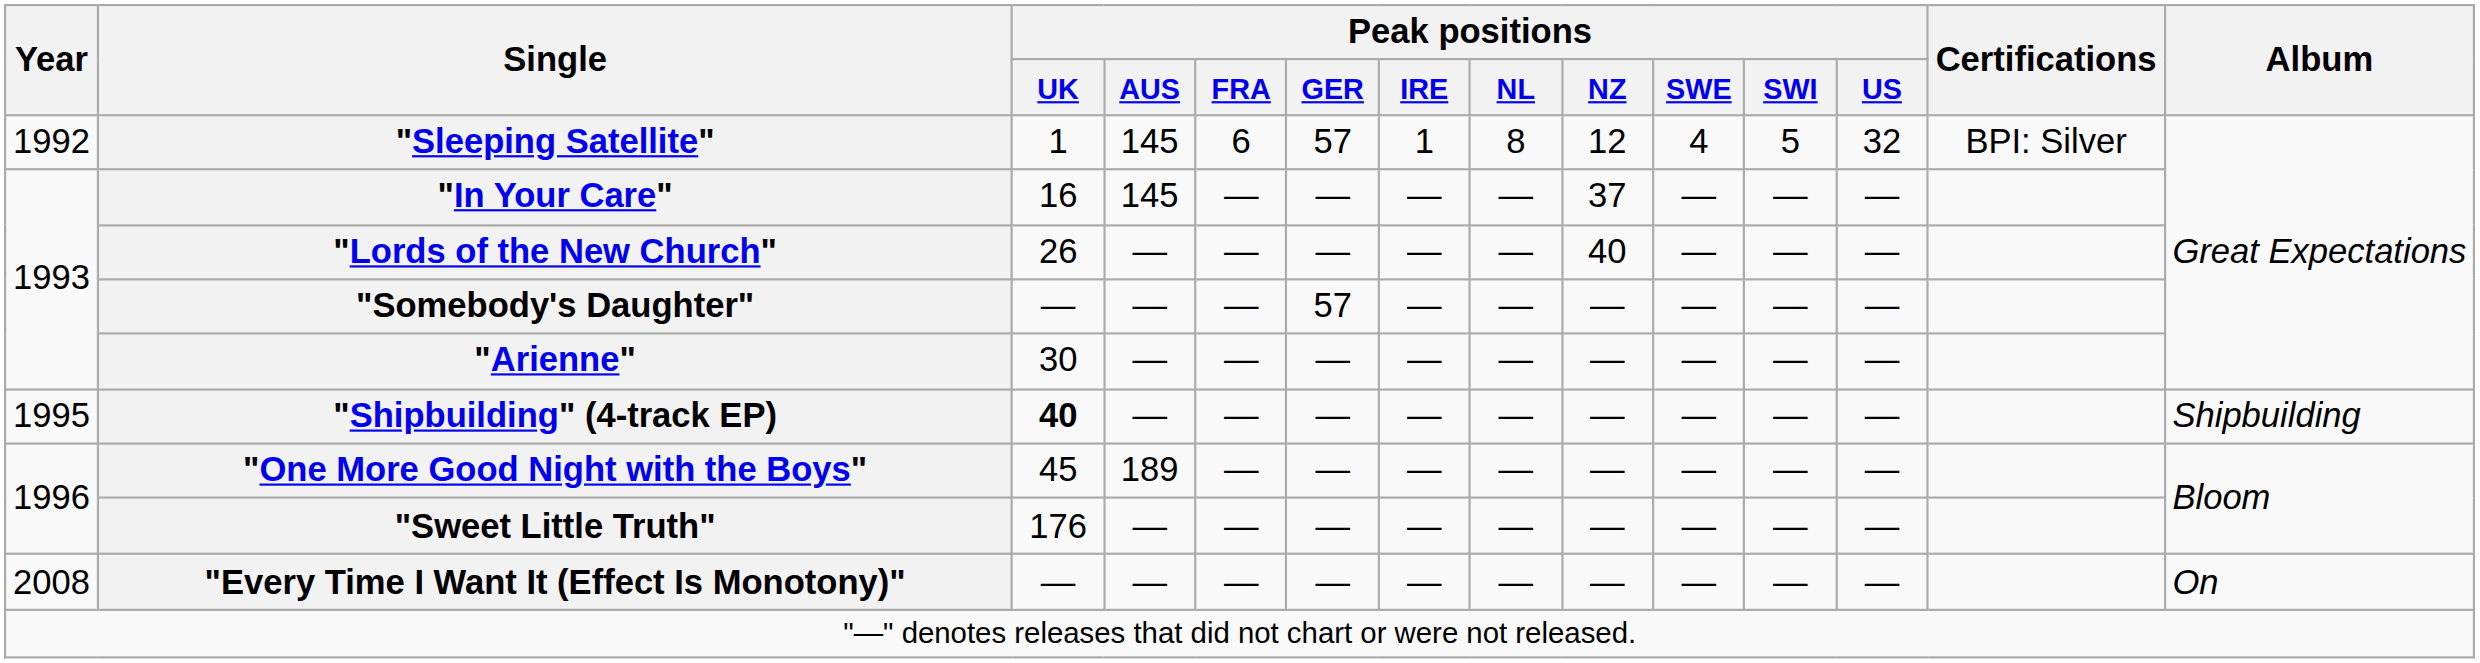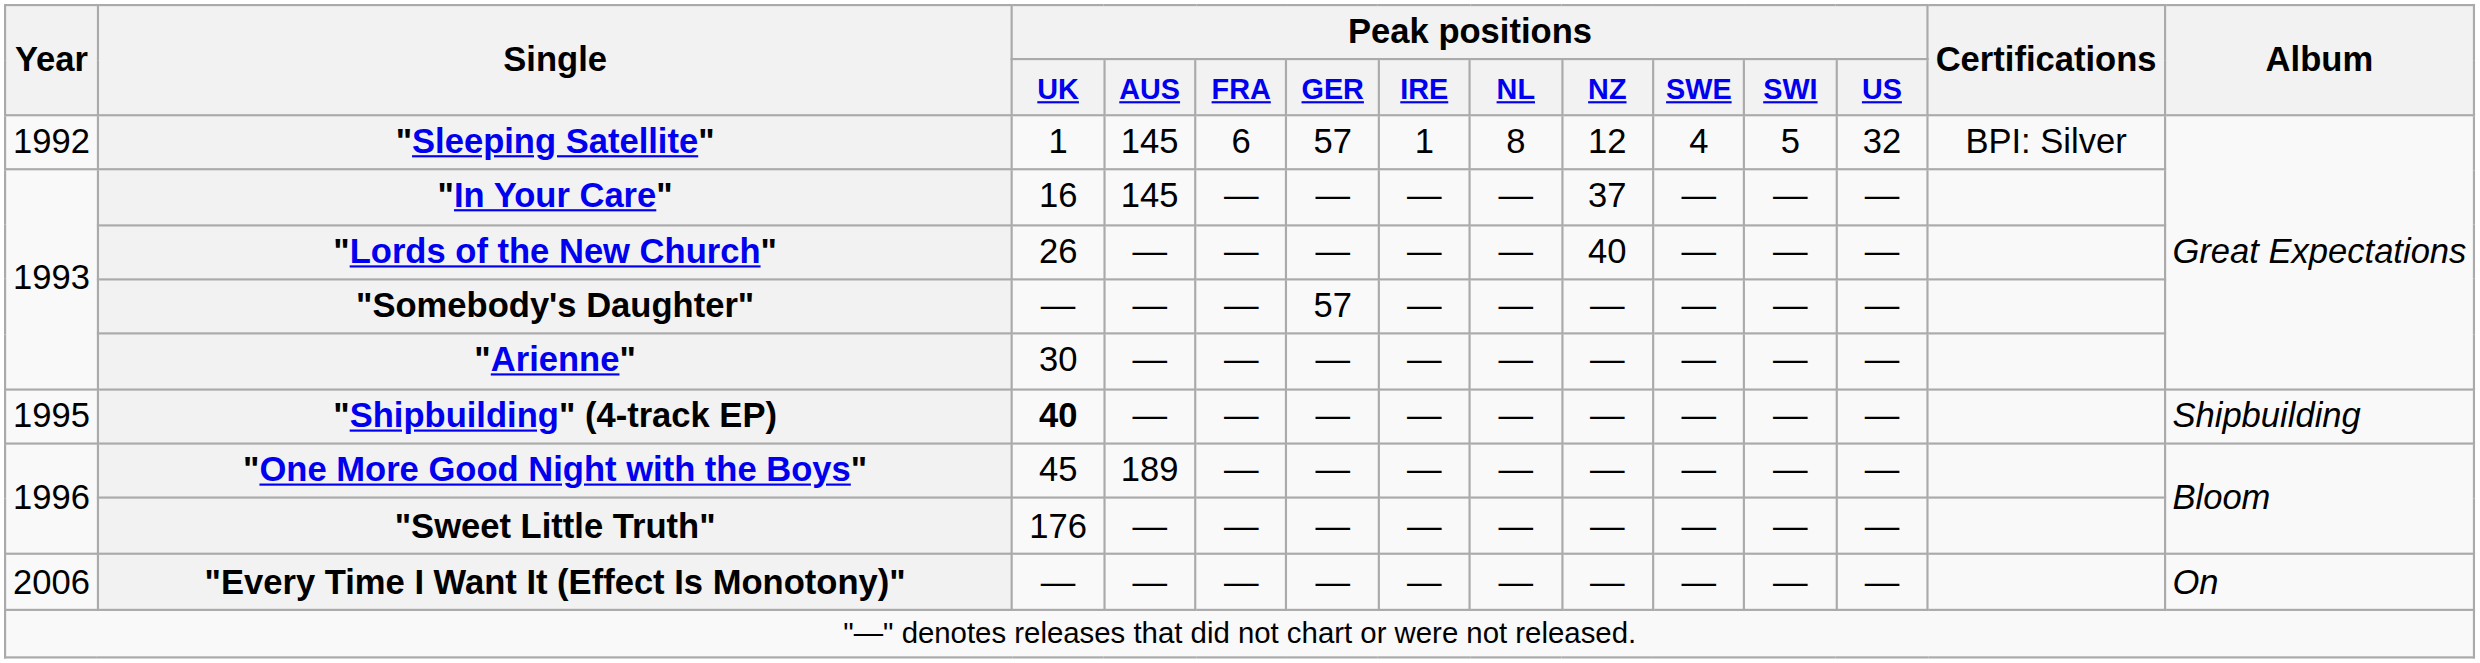(51, 581) 2008 -> (51, 581) 2006
